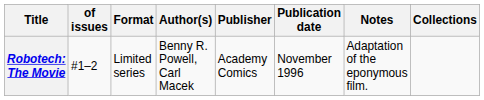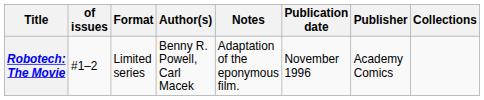columns swapped: (245, 20) <-> (377, 20)
